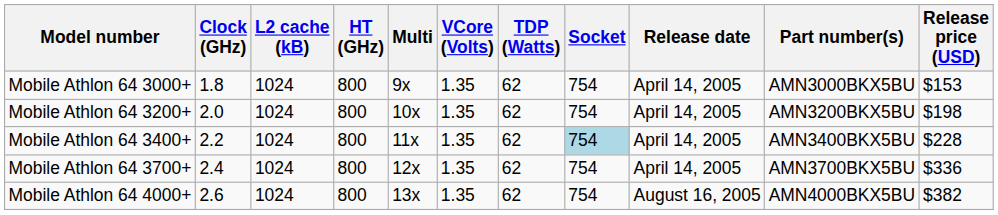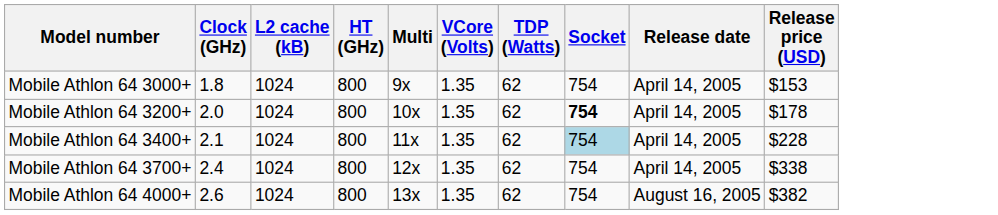- column: (842, 37)
(583, 112) normal -> (583, 112) bold
(942, 112) $198 -> (788, 112) $178
(212, 140) 2.2 -> (212, 140) 2.1
(942, 168) $336 -> (788, 168) $338
